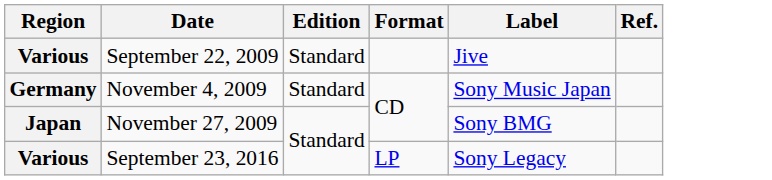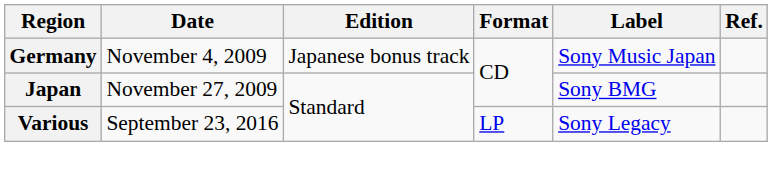- row: (192, 55)
(327, 89) Standard -> (379, 55) Japanese bonus track
